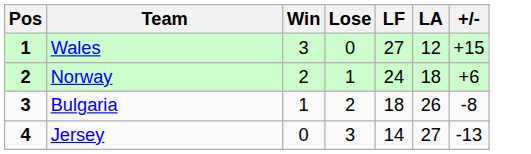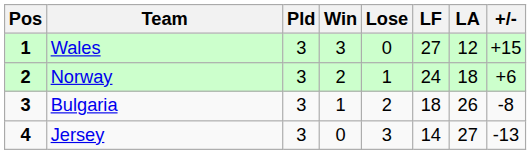+ column: (301, 18)
